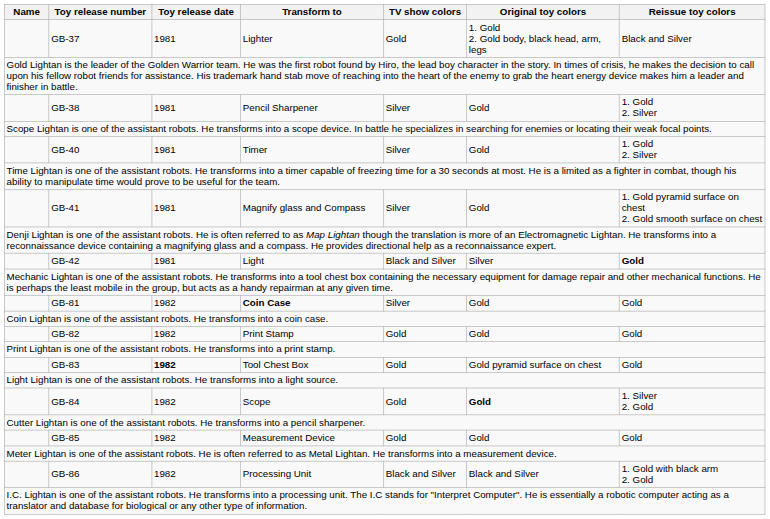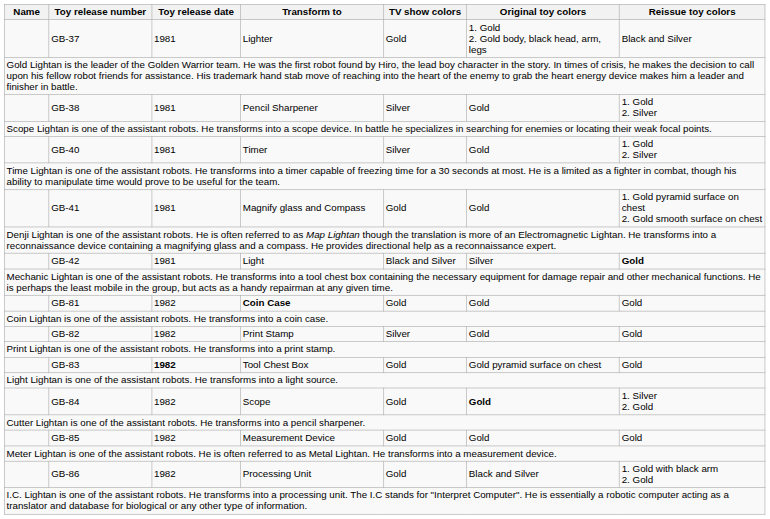(398, 208) Silver -> (396, 208) Gold
(398, 303) Silver -> (396, 303) Gold
(396, 334) Gold -> (398, 334) Silver
(421, 474) Black and Silver -> (396, 474) Gold
